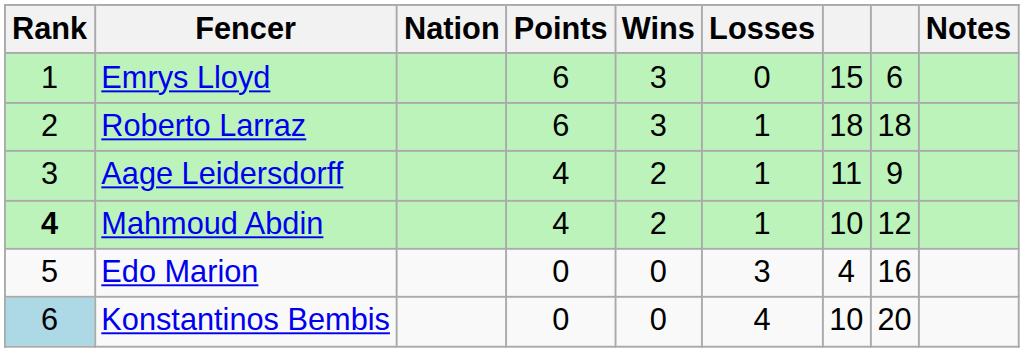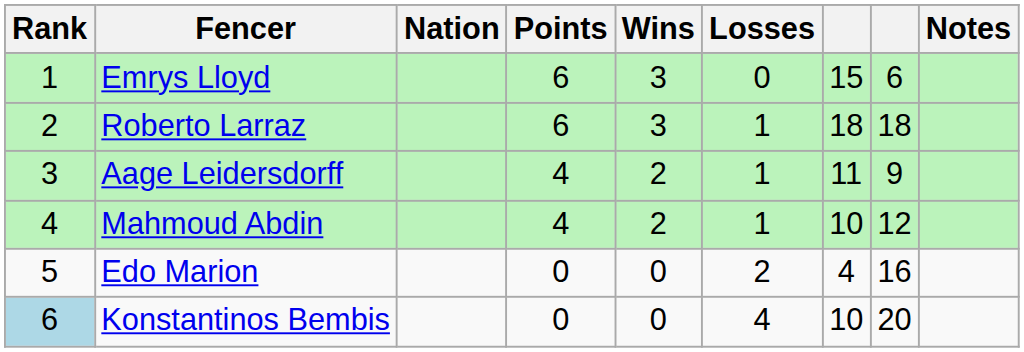(50, 223) bold -> (50, 223) normal
(762, 272) 3 -> (762, 272) 2
